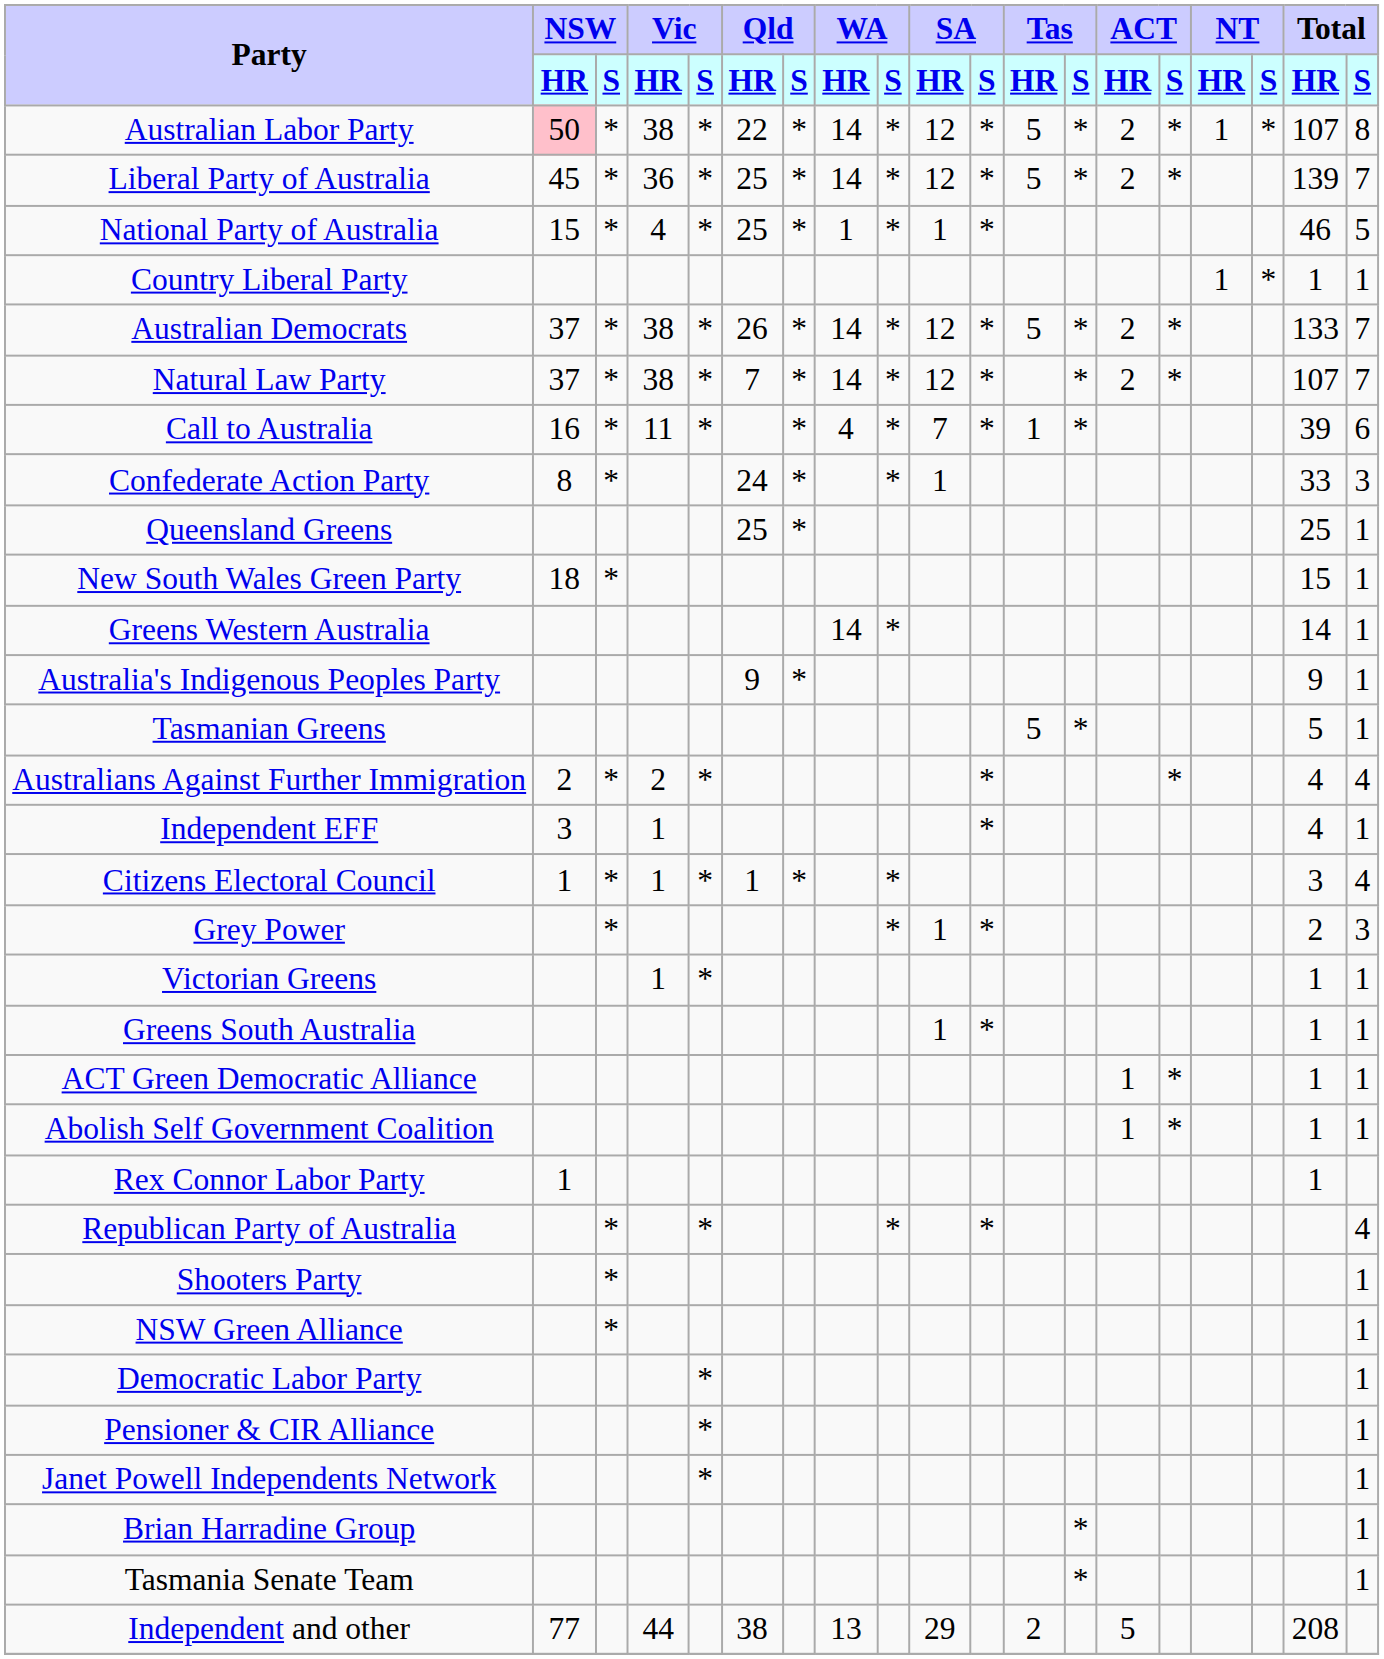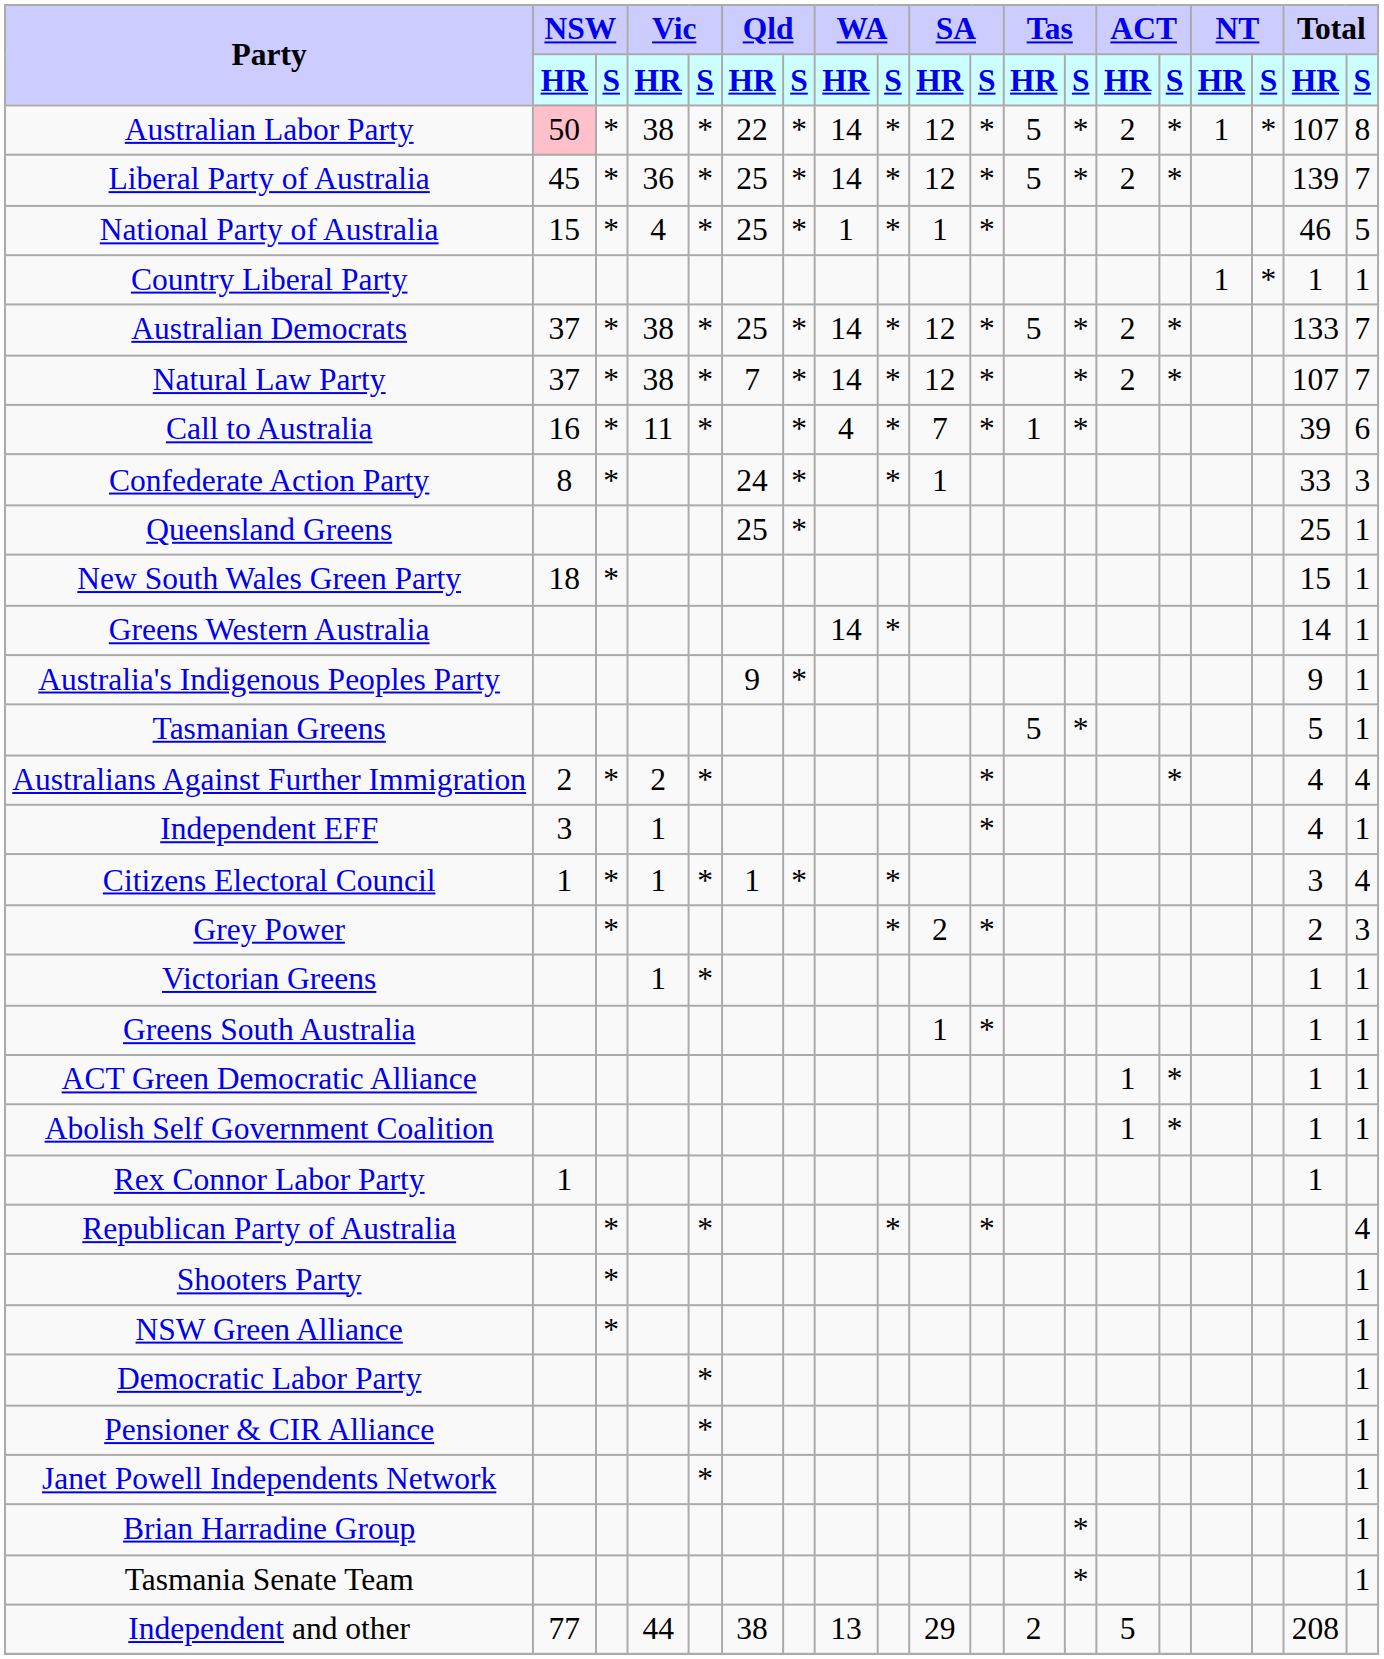(752, 329) 26 -> (752, 329) 25
(940, 929) 1 -> (940, 929) 2
